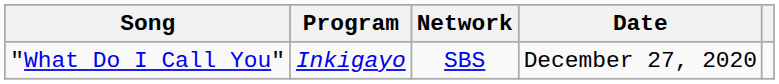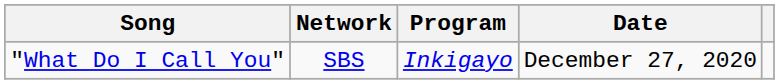columns swapped: (351, 24) <-> (465, 24)
